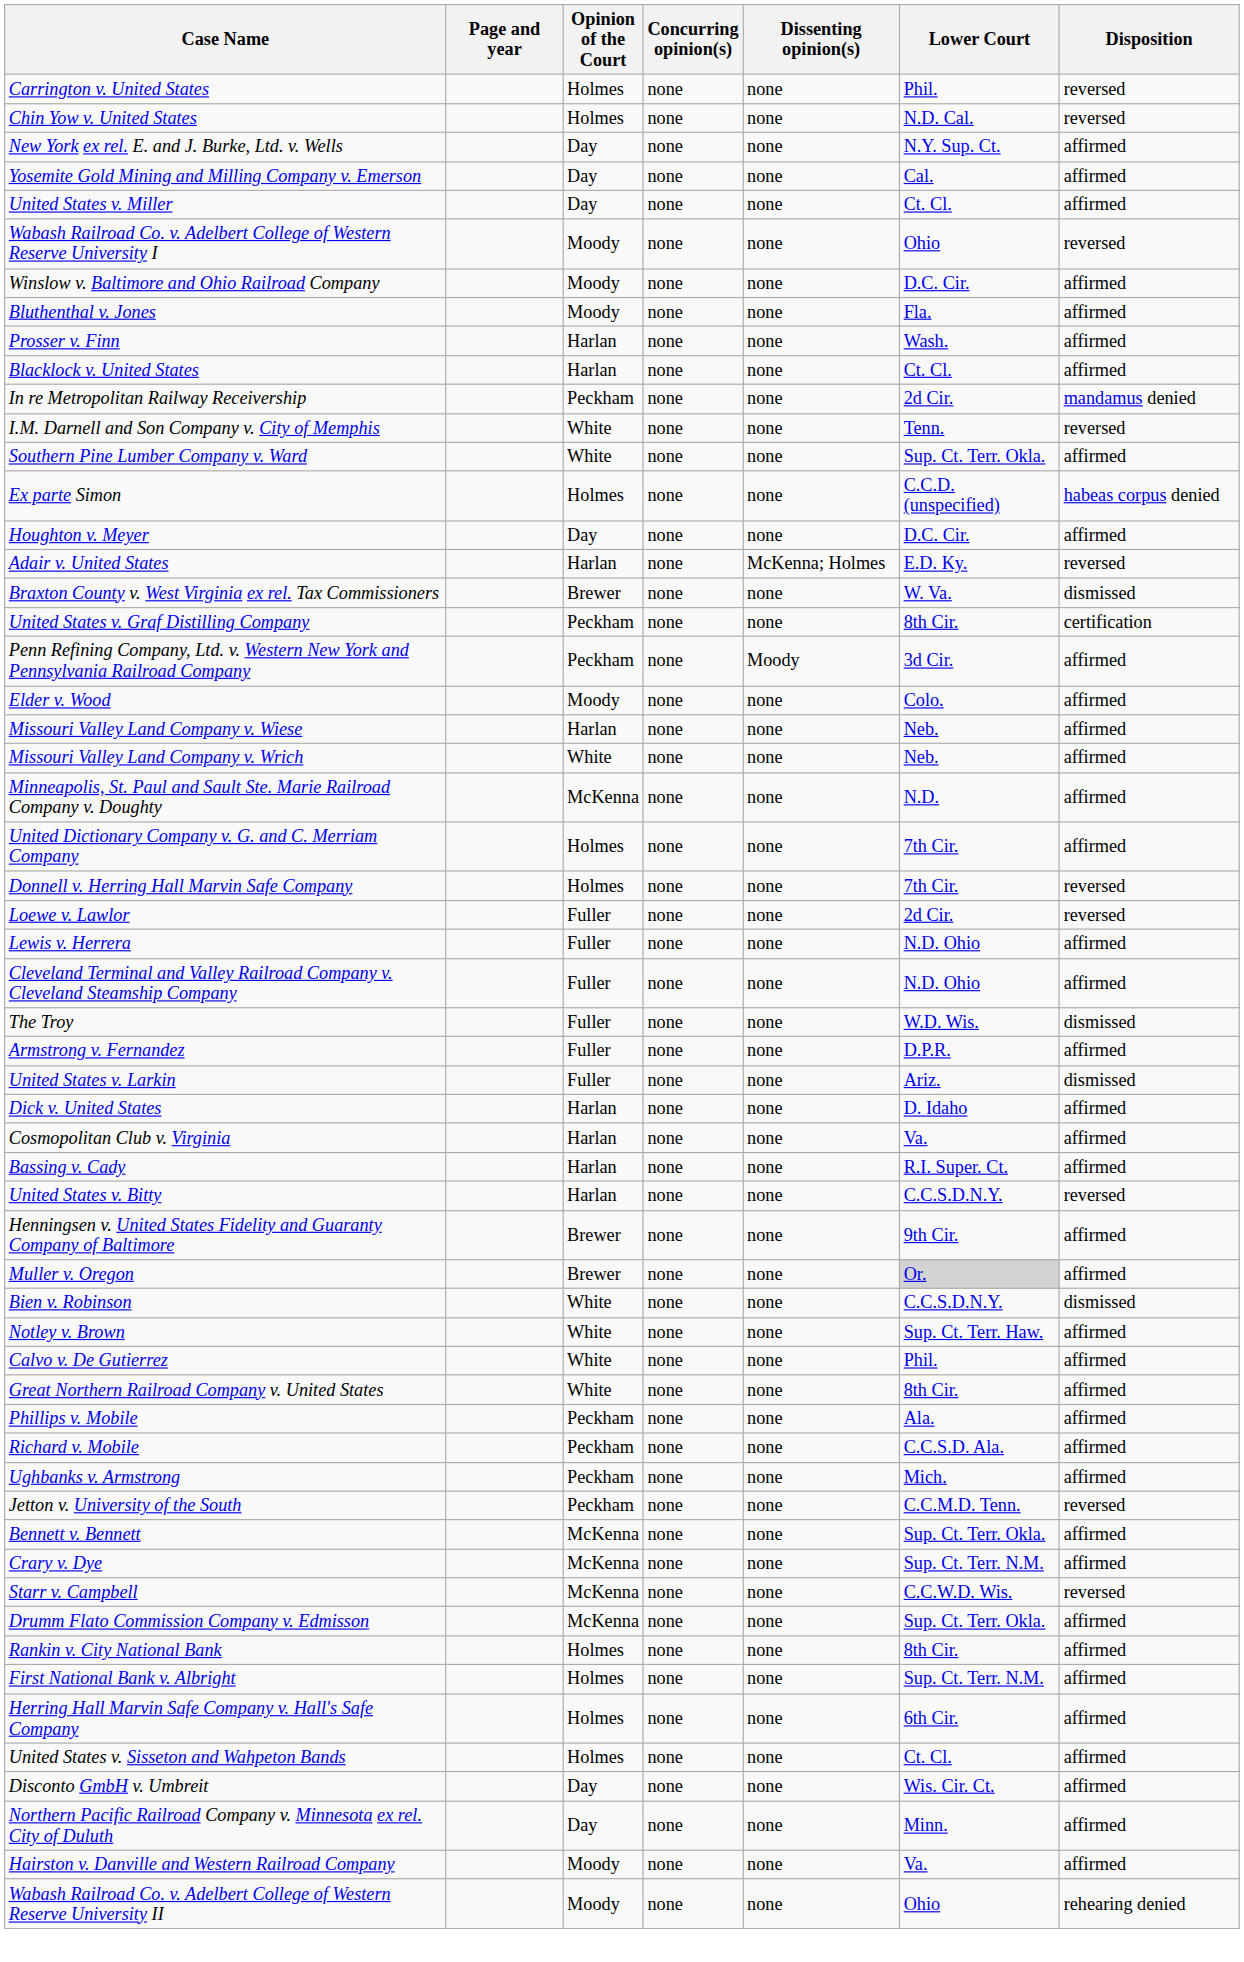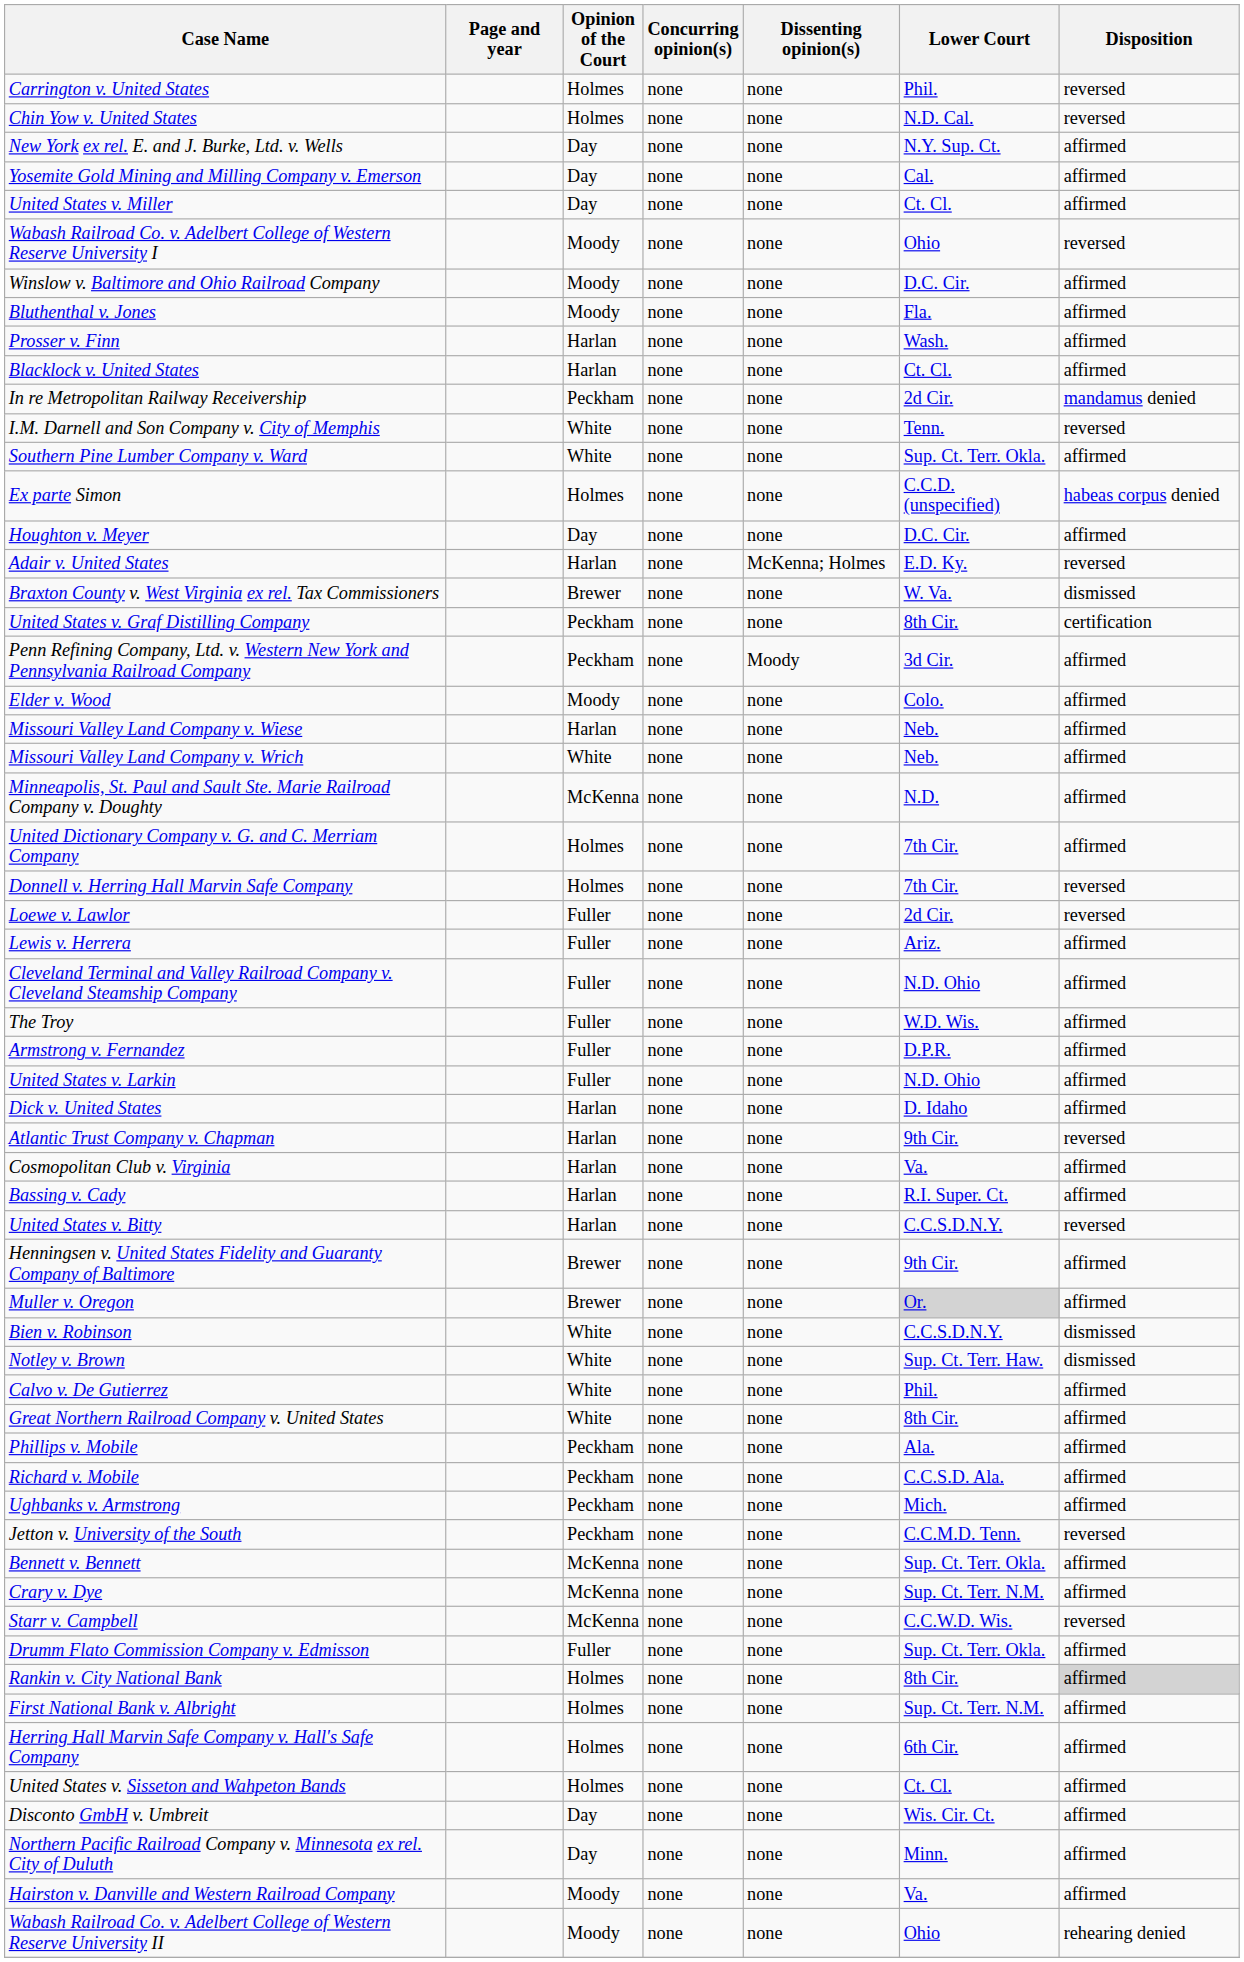(942, 943) N.D. Ohio -> (922, 943) Ariz.
(1100, 1022) dismissed -> (1095, 1022) affirmed
(922, 1079) Ariz. -> (942, 1079) N.D. Ohio
(1100, 1079) dismissed -> (1095, 1079) affirmed
+ row: (142, 1137)
(1095, 1331) affirmed -> (1100, 1360) dismissed
(603, 1621) McKenna -> (589, 1650) Fuller
(1095, 1650) no background -> (1095, 1678) lightgrey background
